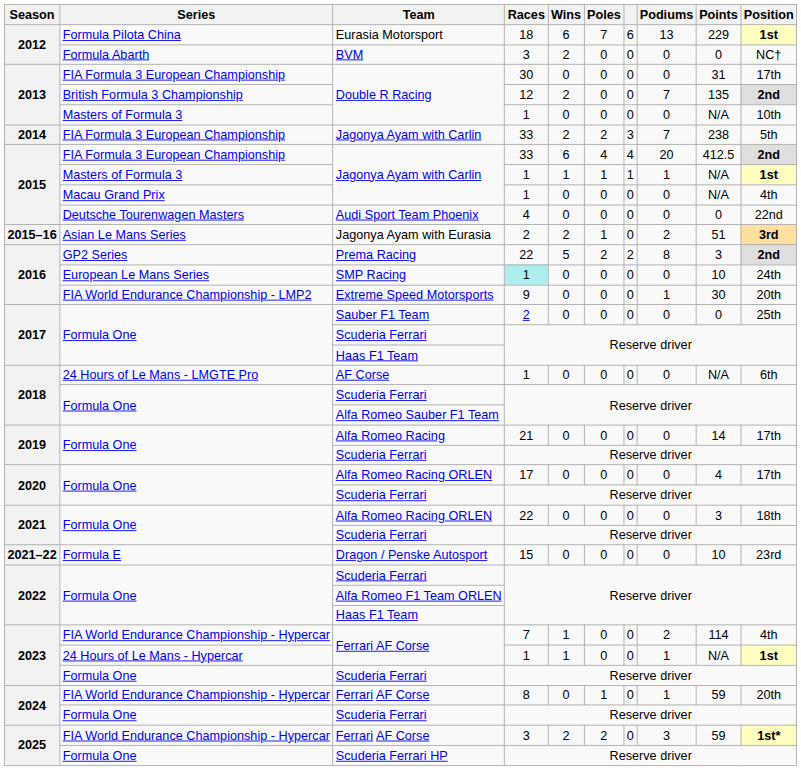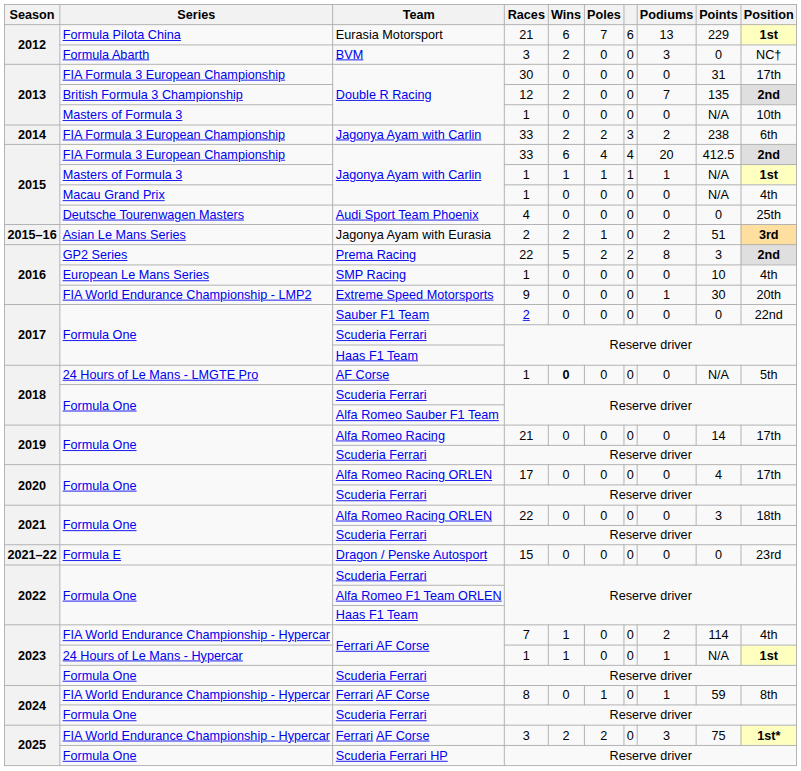(526, 35) 18 -> (526, 35) 21
(666, 55) 0 -> (666, 55) 3
(666, 135) 7 -> (666, 135) 2
(769, 135) 5th -> (769, 135) 6th
(769, 215) 22nd -> (769, 215) 25th
(526, 275) paleturquoise background -> (526, 275) no background
(769, 275) 24th -> (769, 275) 4th
(769, 315) 25th -> (769, 315) 22nd
(566, 375) normal -> (566, 375) bold
(769, 375) 6th -> (769, 375) 5th
(718, 555) 10 -> (718, 555) 0
(769, 696) 20th -> (769, 696) 8th
(718, 736) 59 -> (718, 736) 75
